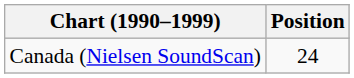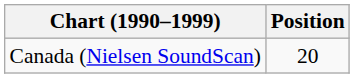(308, 55) 24 -> (308, 55) 20
